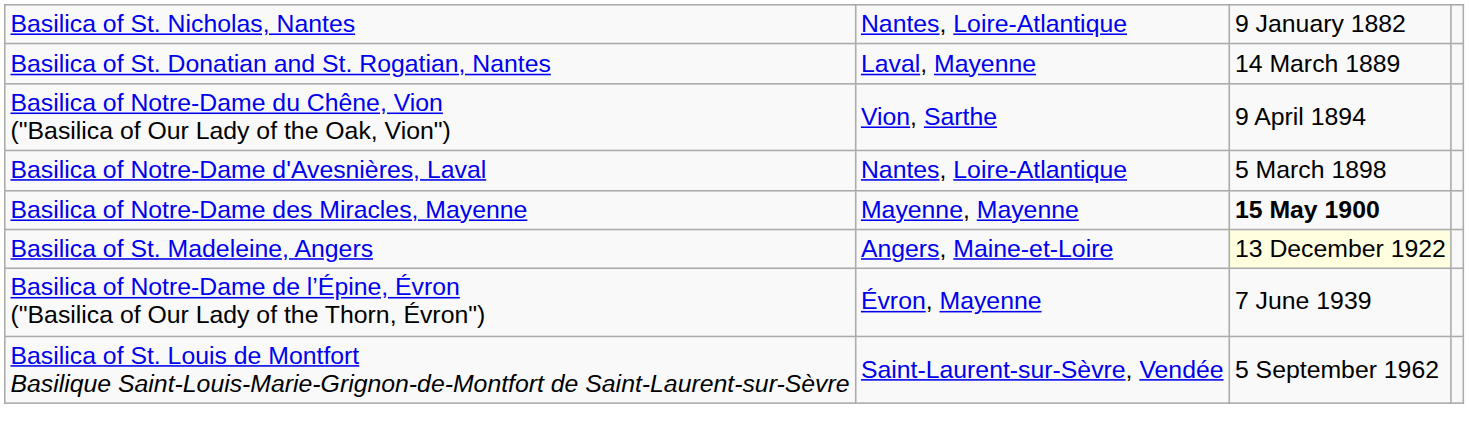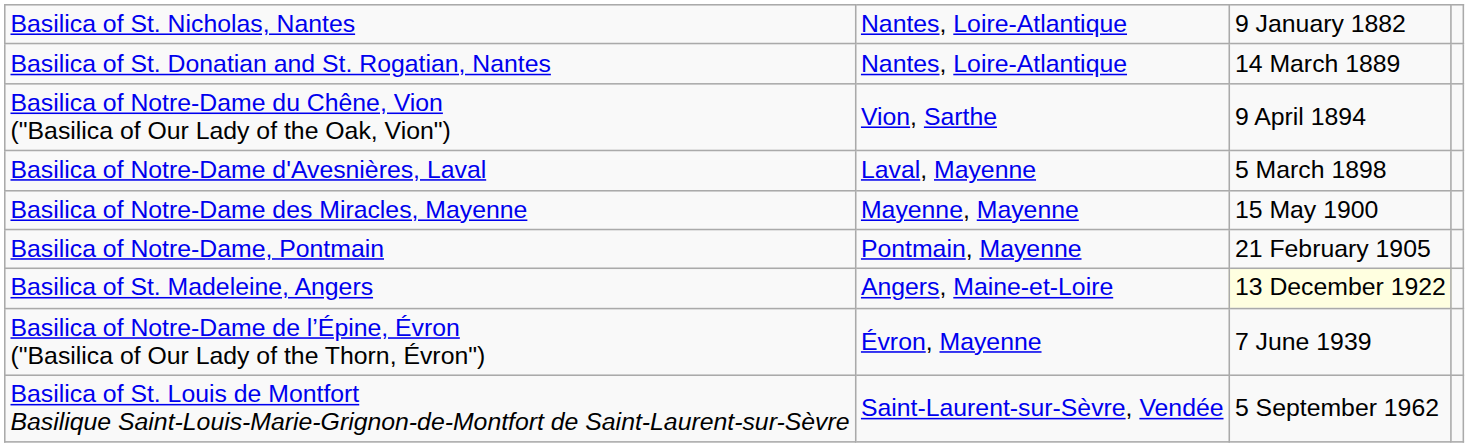(948, 63) Laval, Mayenne -> (994, 63) Nantes, Loire-Atlantique
(994, 170) Nantes, Loire-Atlantique -> (948, 170) Laval, Mayenne
(1307, 209) bold -> (1307, 209) normal
+ row: (197, 248)
